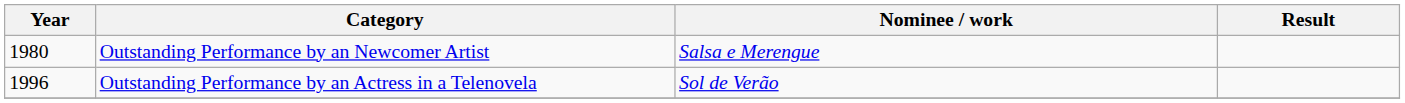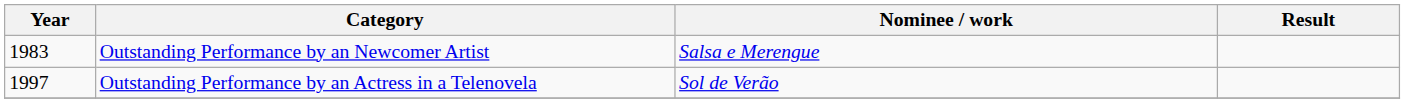(29, 51) 1980 -> (29, 51) 1983
(29, 82) 1996 -> (29, 82) 1997
